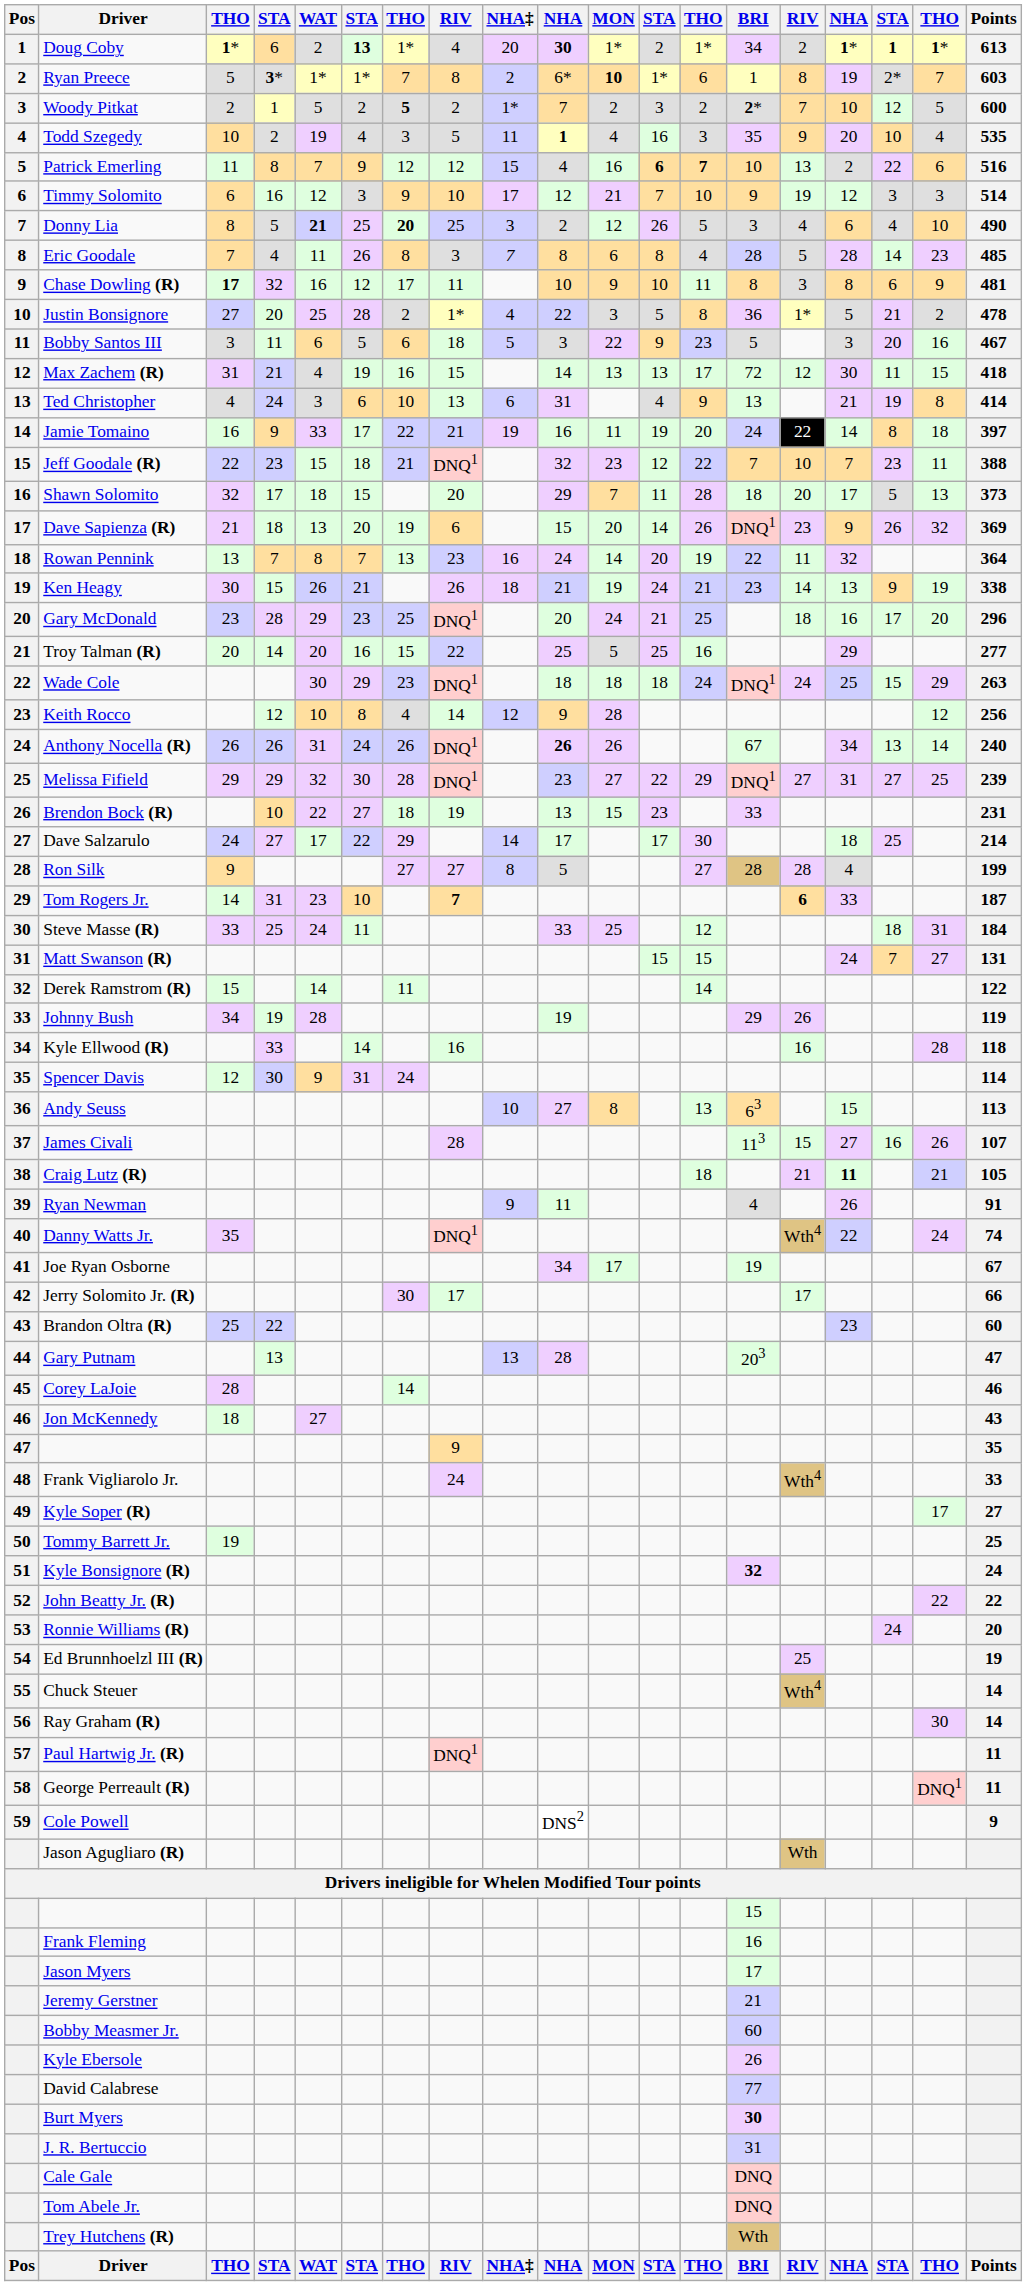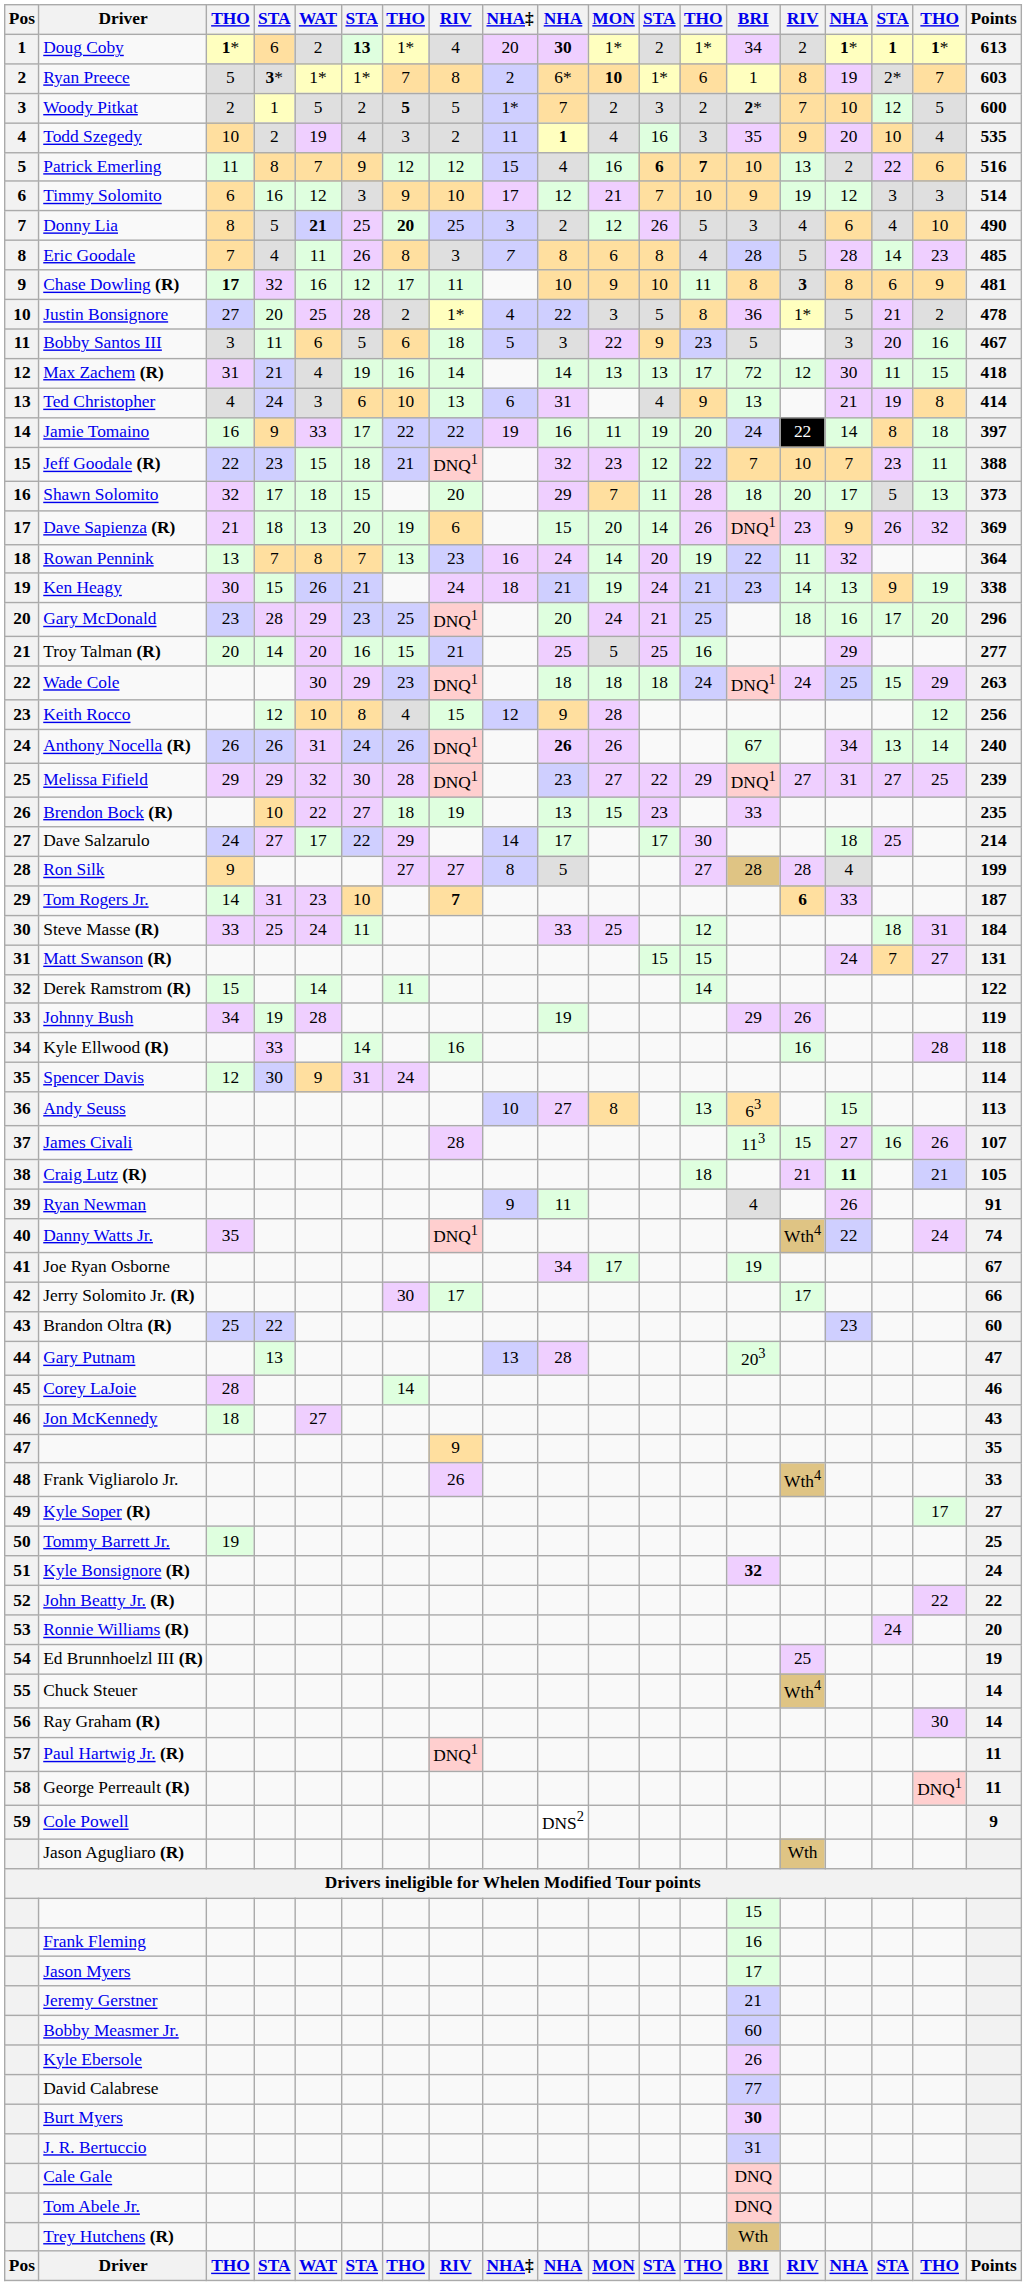(456, 107) 2 -> (456, 107) 5
(456, 137) 5 -> (456, 137) 2
(803, 284) normal -> (803, 284) bold
(456, 373) 15 -> (456, 373) 14
(456, 432) 21 -> (456, 432) 22
(456, 588) 26 -> (456, 588) 24
(456, 651) 22 -> (456, 651) 21
(456, 714) 14 -> (456, 714) 15
(994, 812) 231 -> (994, 812) 235
(456, 1480) 24 -> (456, 1480) 26
